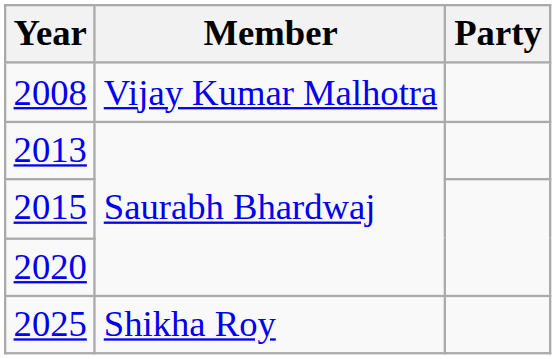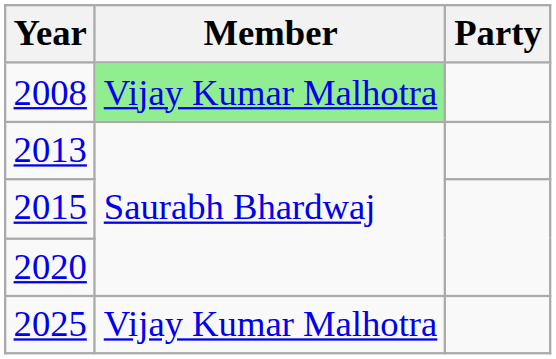(271, 91) no background -> (271, 91) lightgreen background
(190, 324) Shikha Roy -> (271, 324) Vijay Kumar Malhotra
